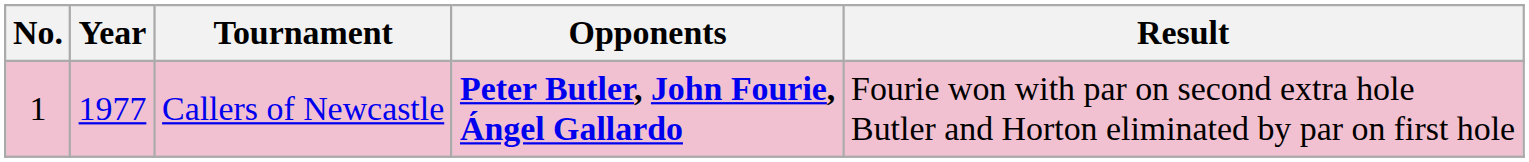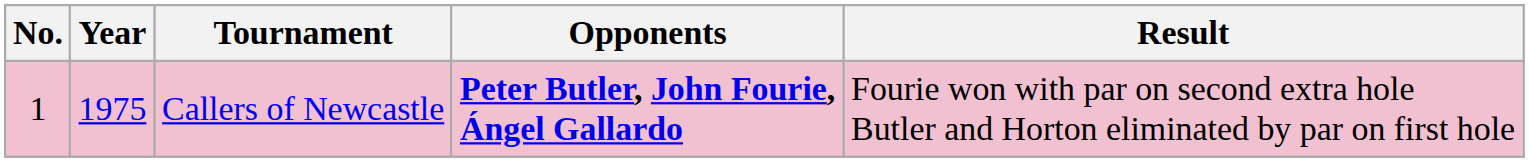(112, 108) 1977 -> (112, 108) 1975
